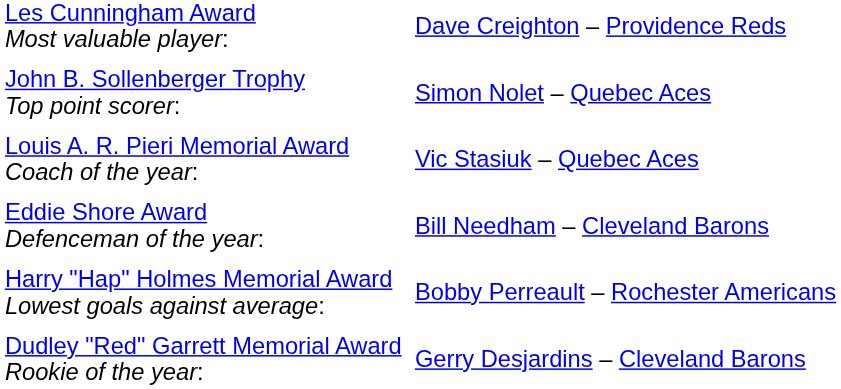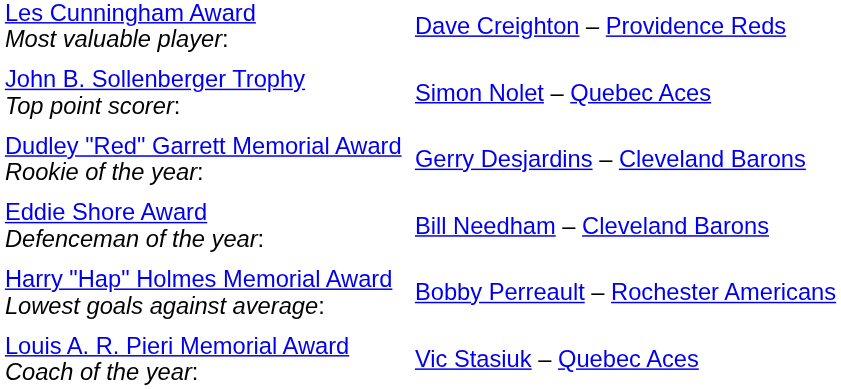rows swapped: (203, 359) <-> (177, 159)
